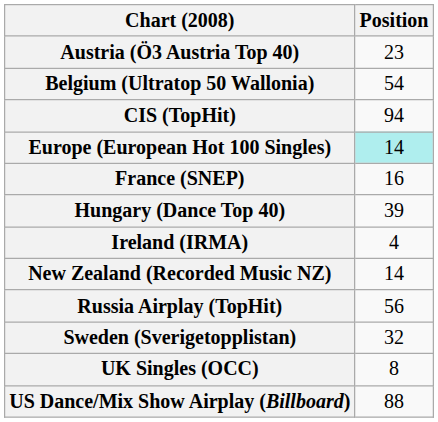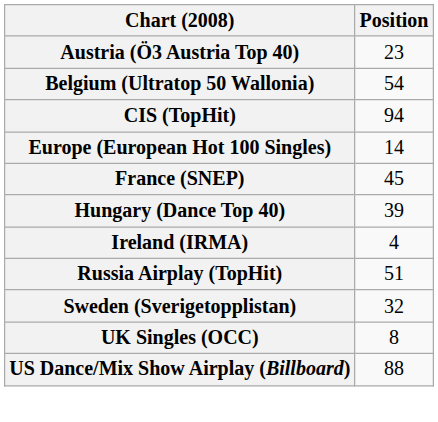(394, 147) paleturquoise background -> (394, 147) no background
(394, 178) 16 -> (394, 178) 45
- row: (180, 274)
(394, 305) 56 -> (394, 274) 51
